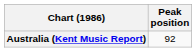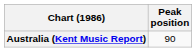(170, 39) 92 -> (170, 39) 90
